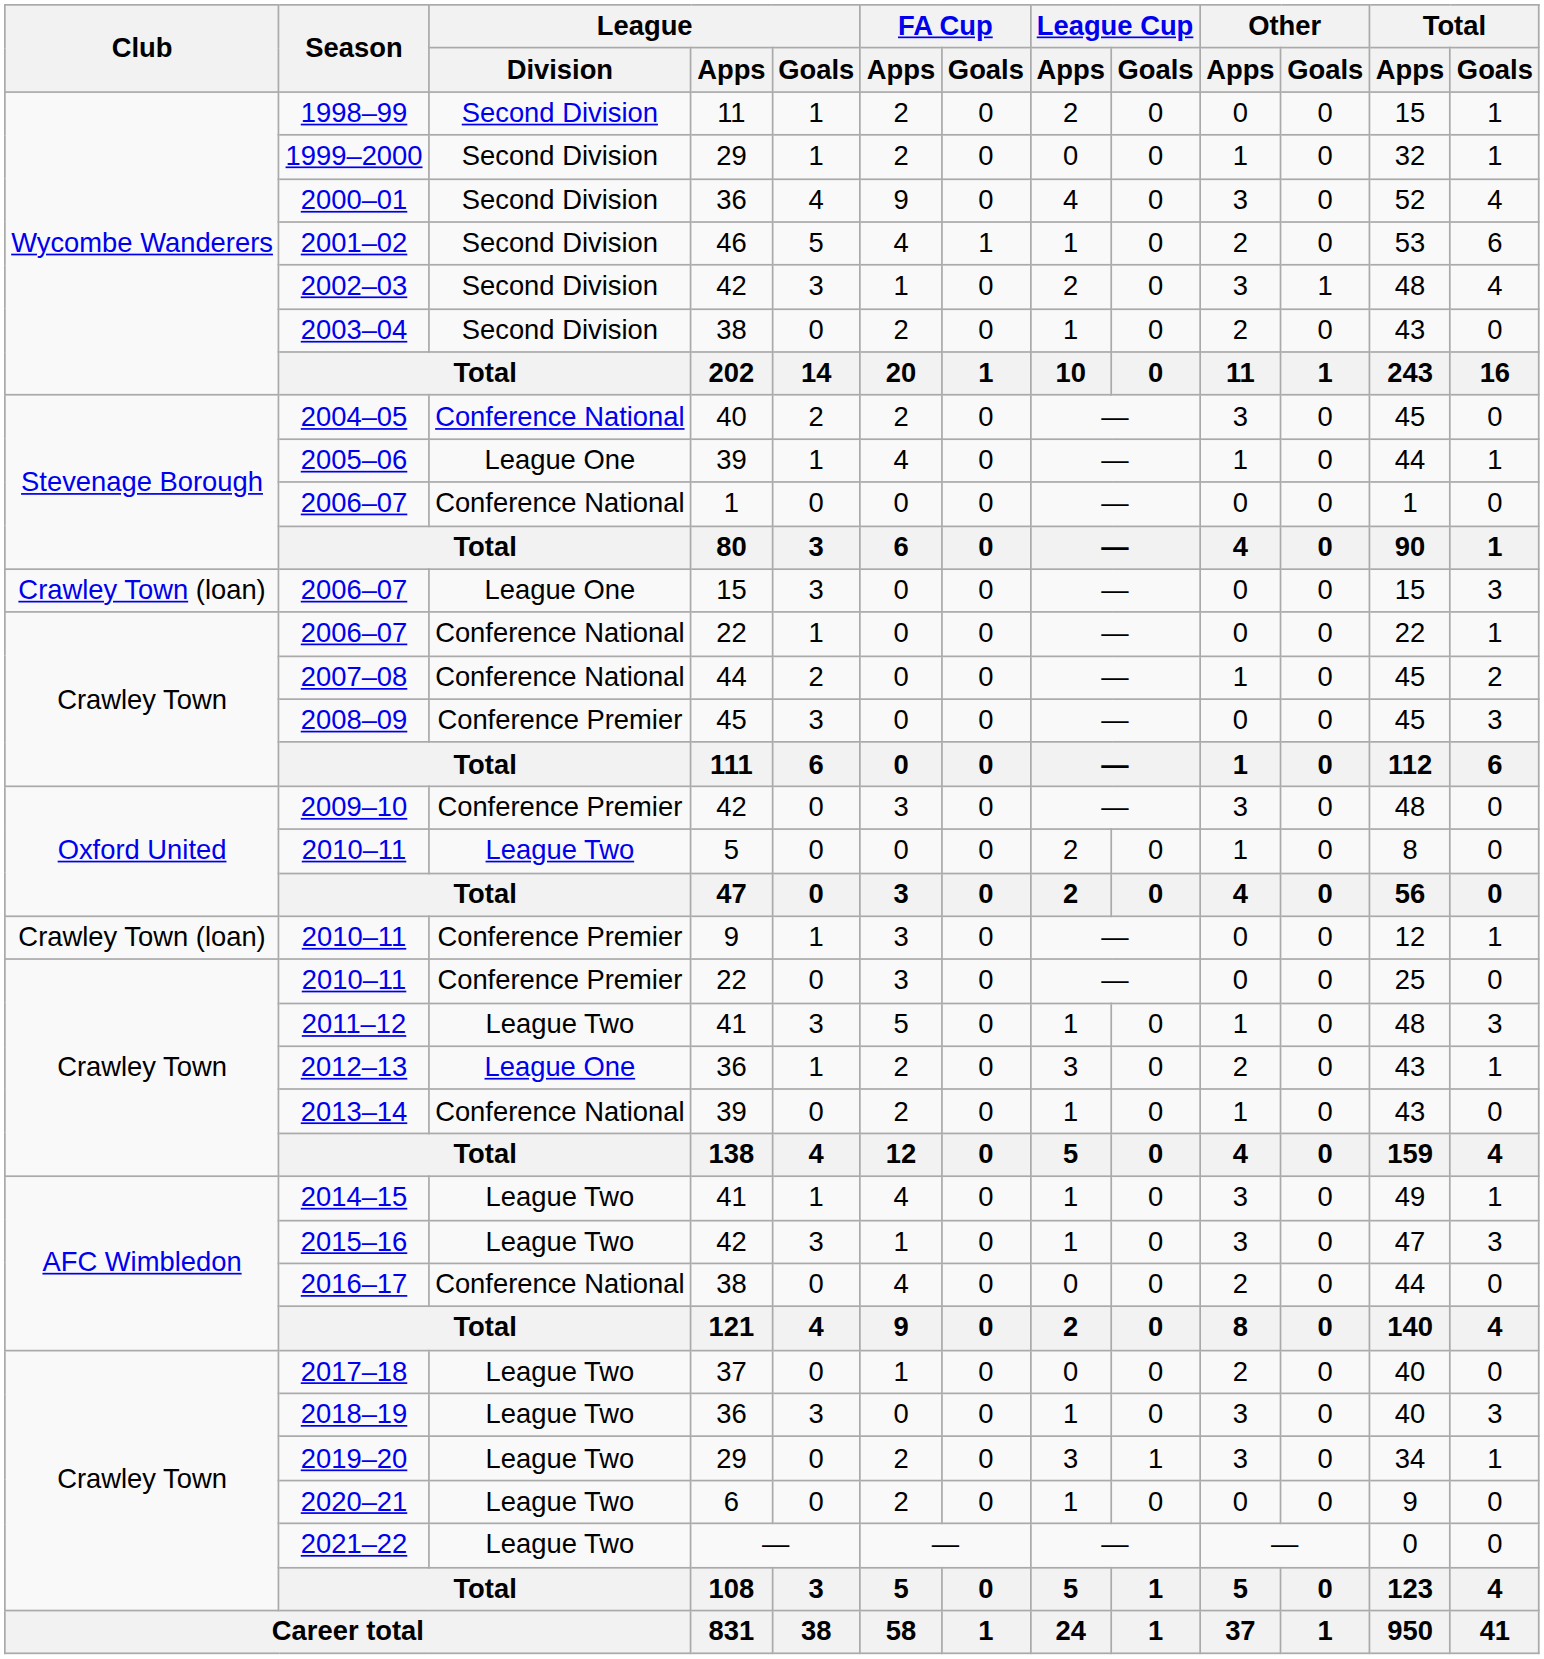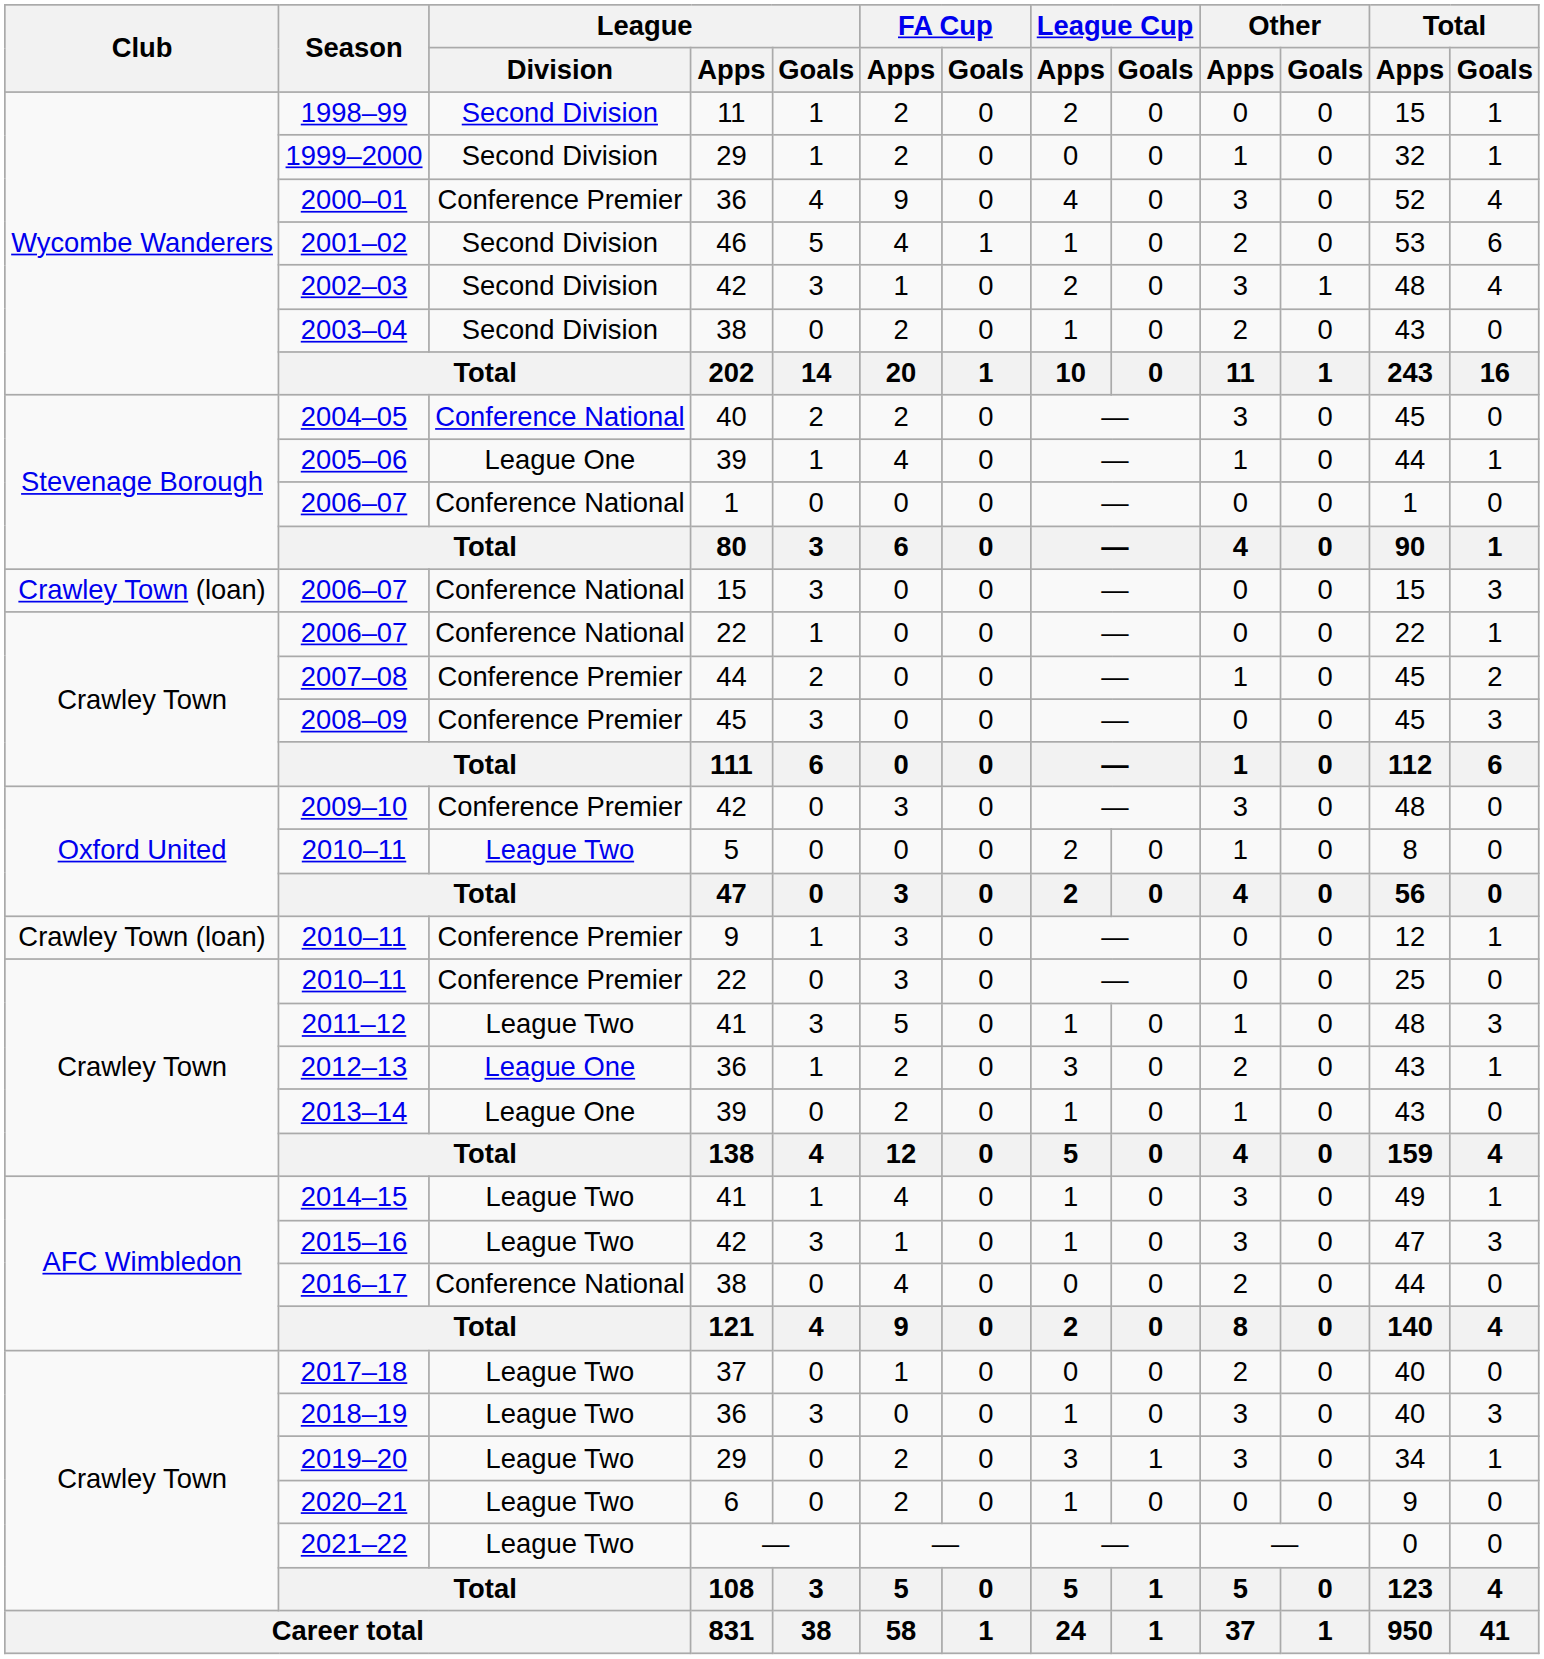(560, 199) Second Division -> (560, 199) Conference Premier
(560, 590) League One -> (560, 590) Conference National
(560, 677) Conference National -> (560, 677) Conference Premier
(560, 1110) Conference National -> (560, 1110) League One
